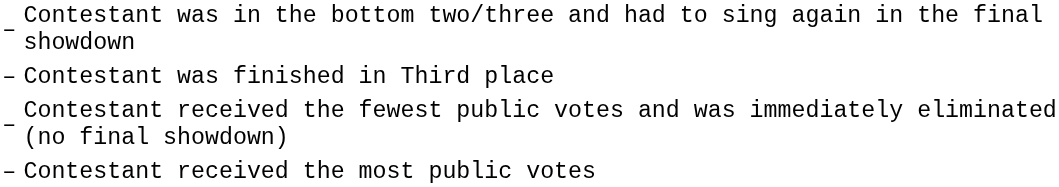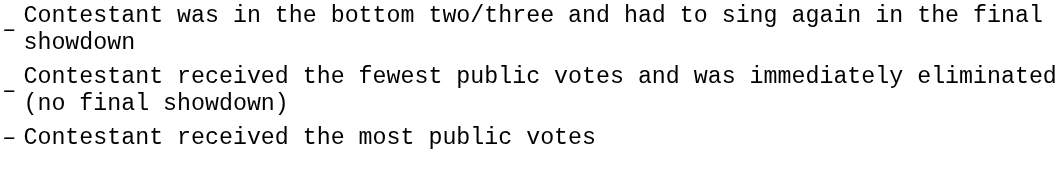- row: (289, 77)
